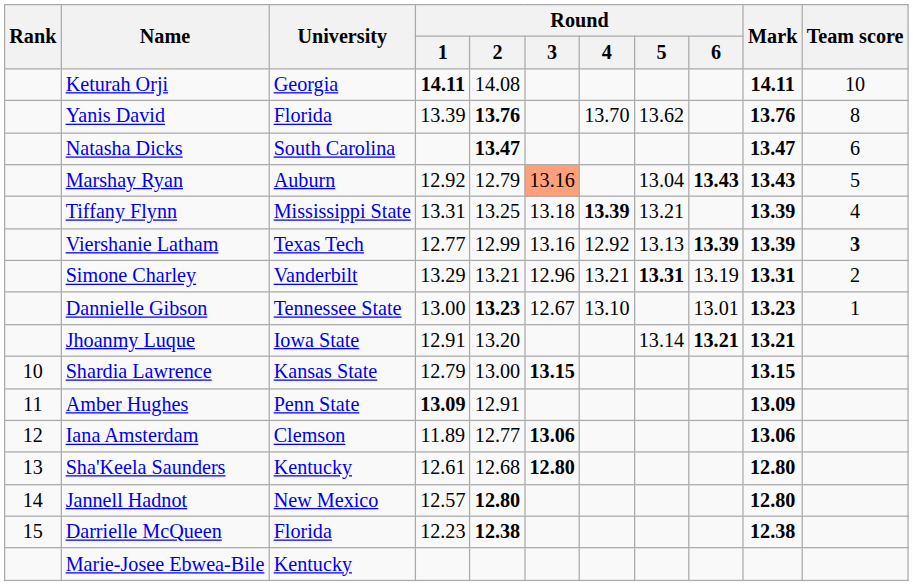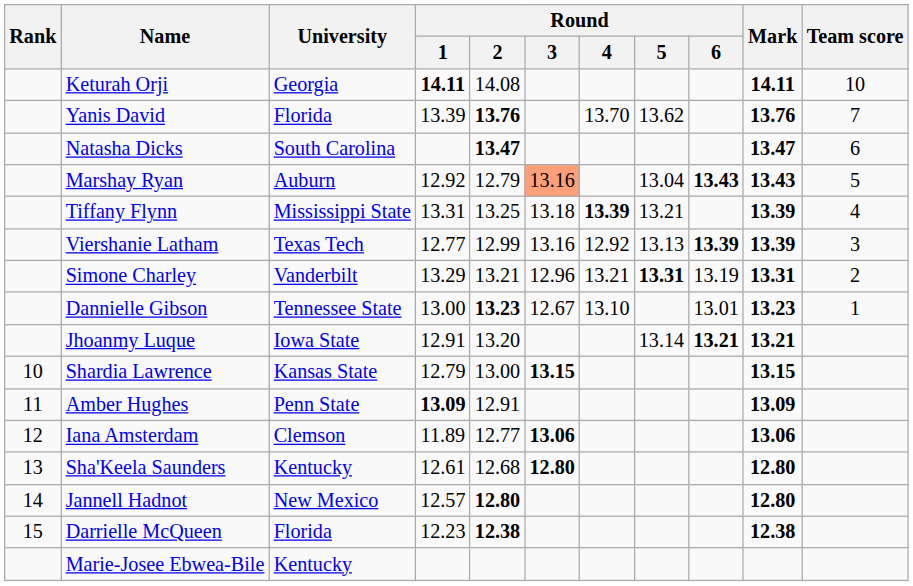(855, 116) 8 -> (855, 116) 7
(855, 244) bold -> (855, 244) normal
